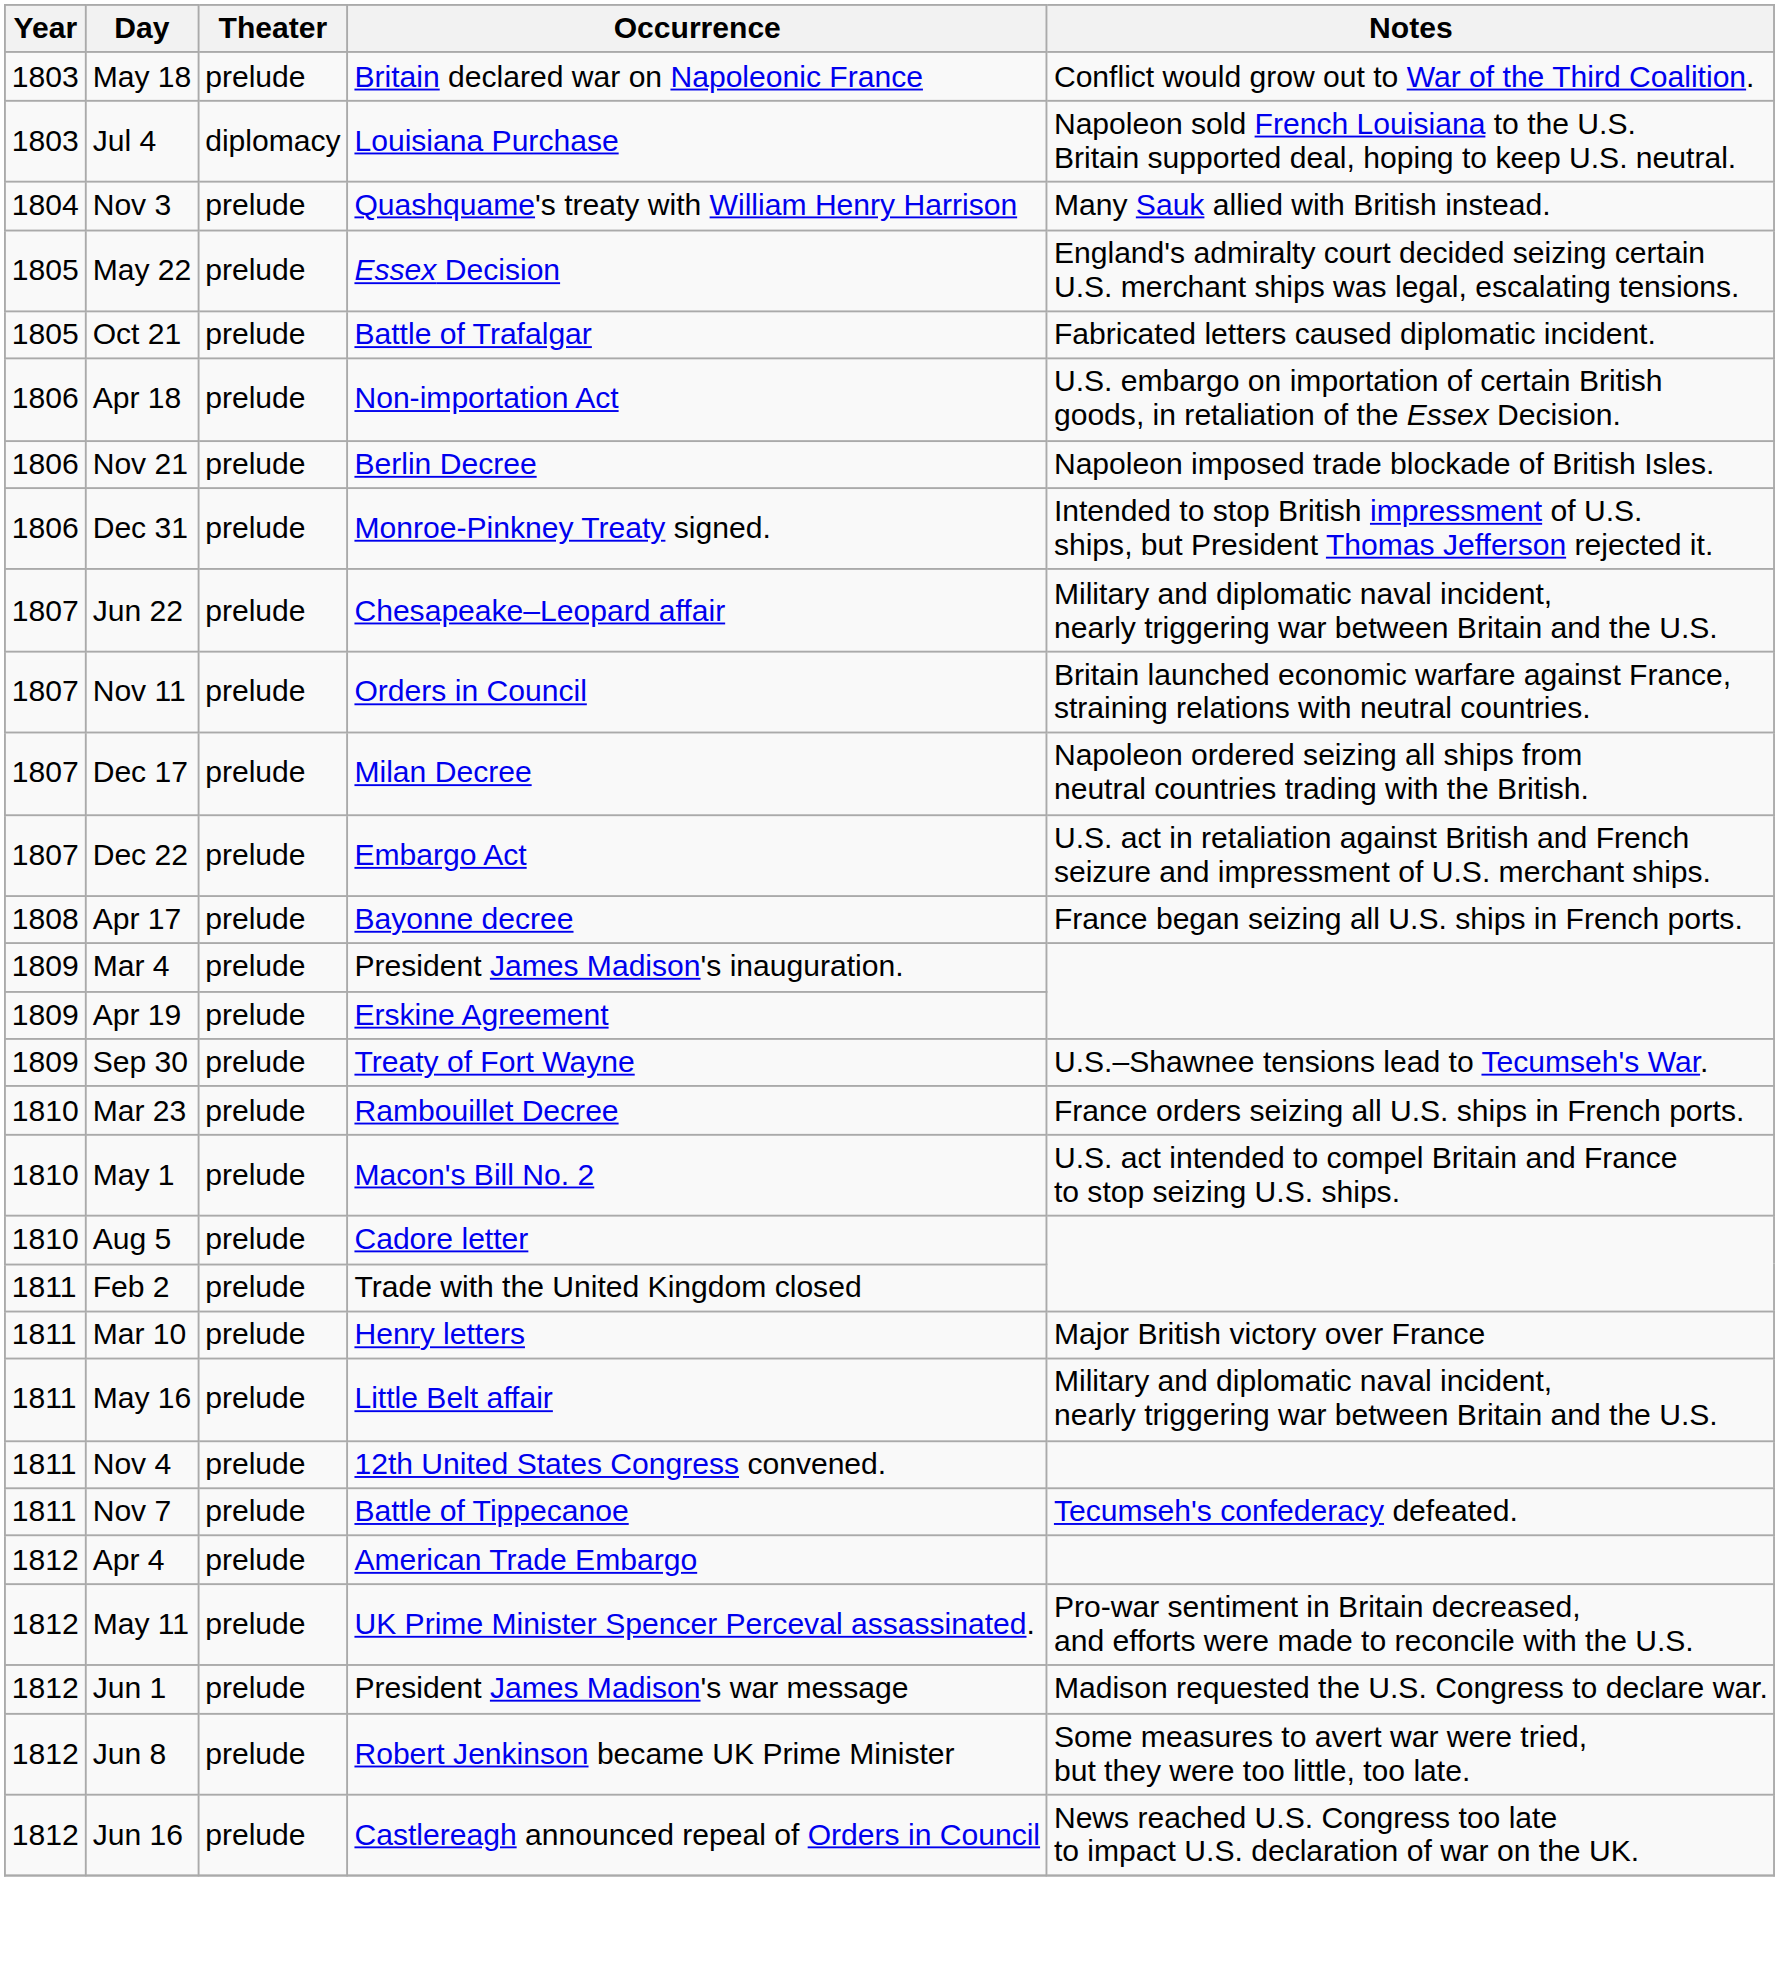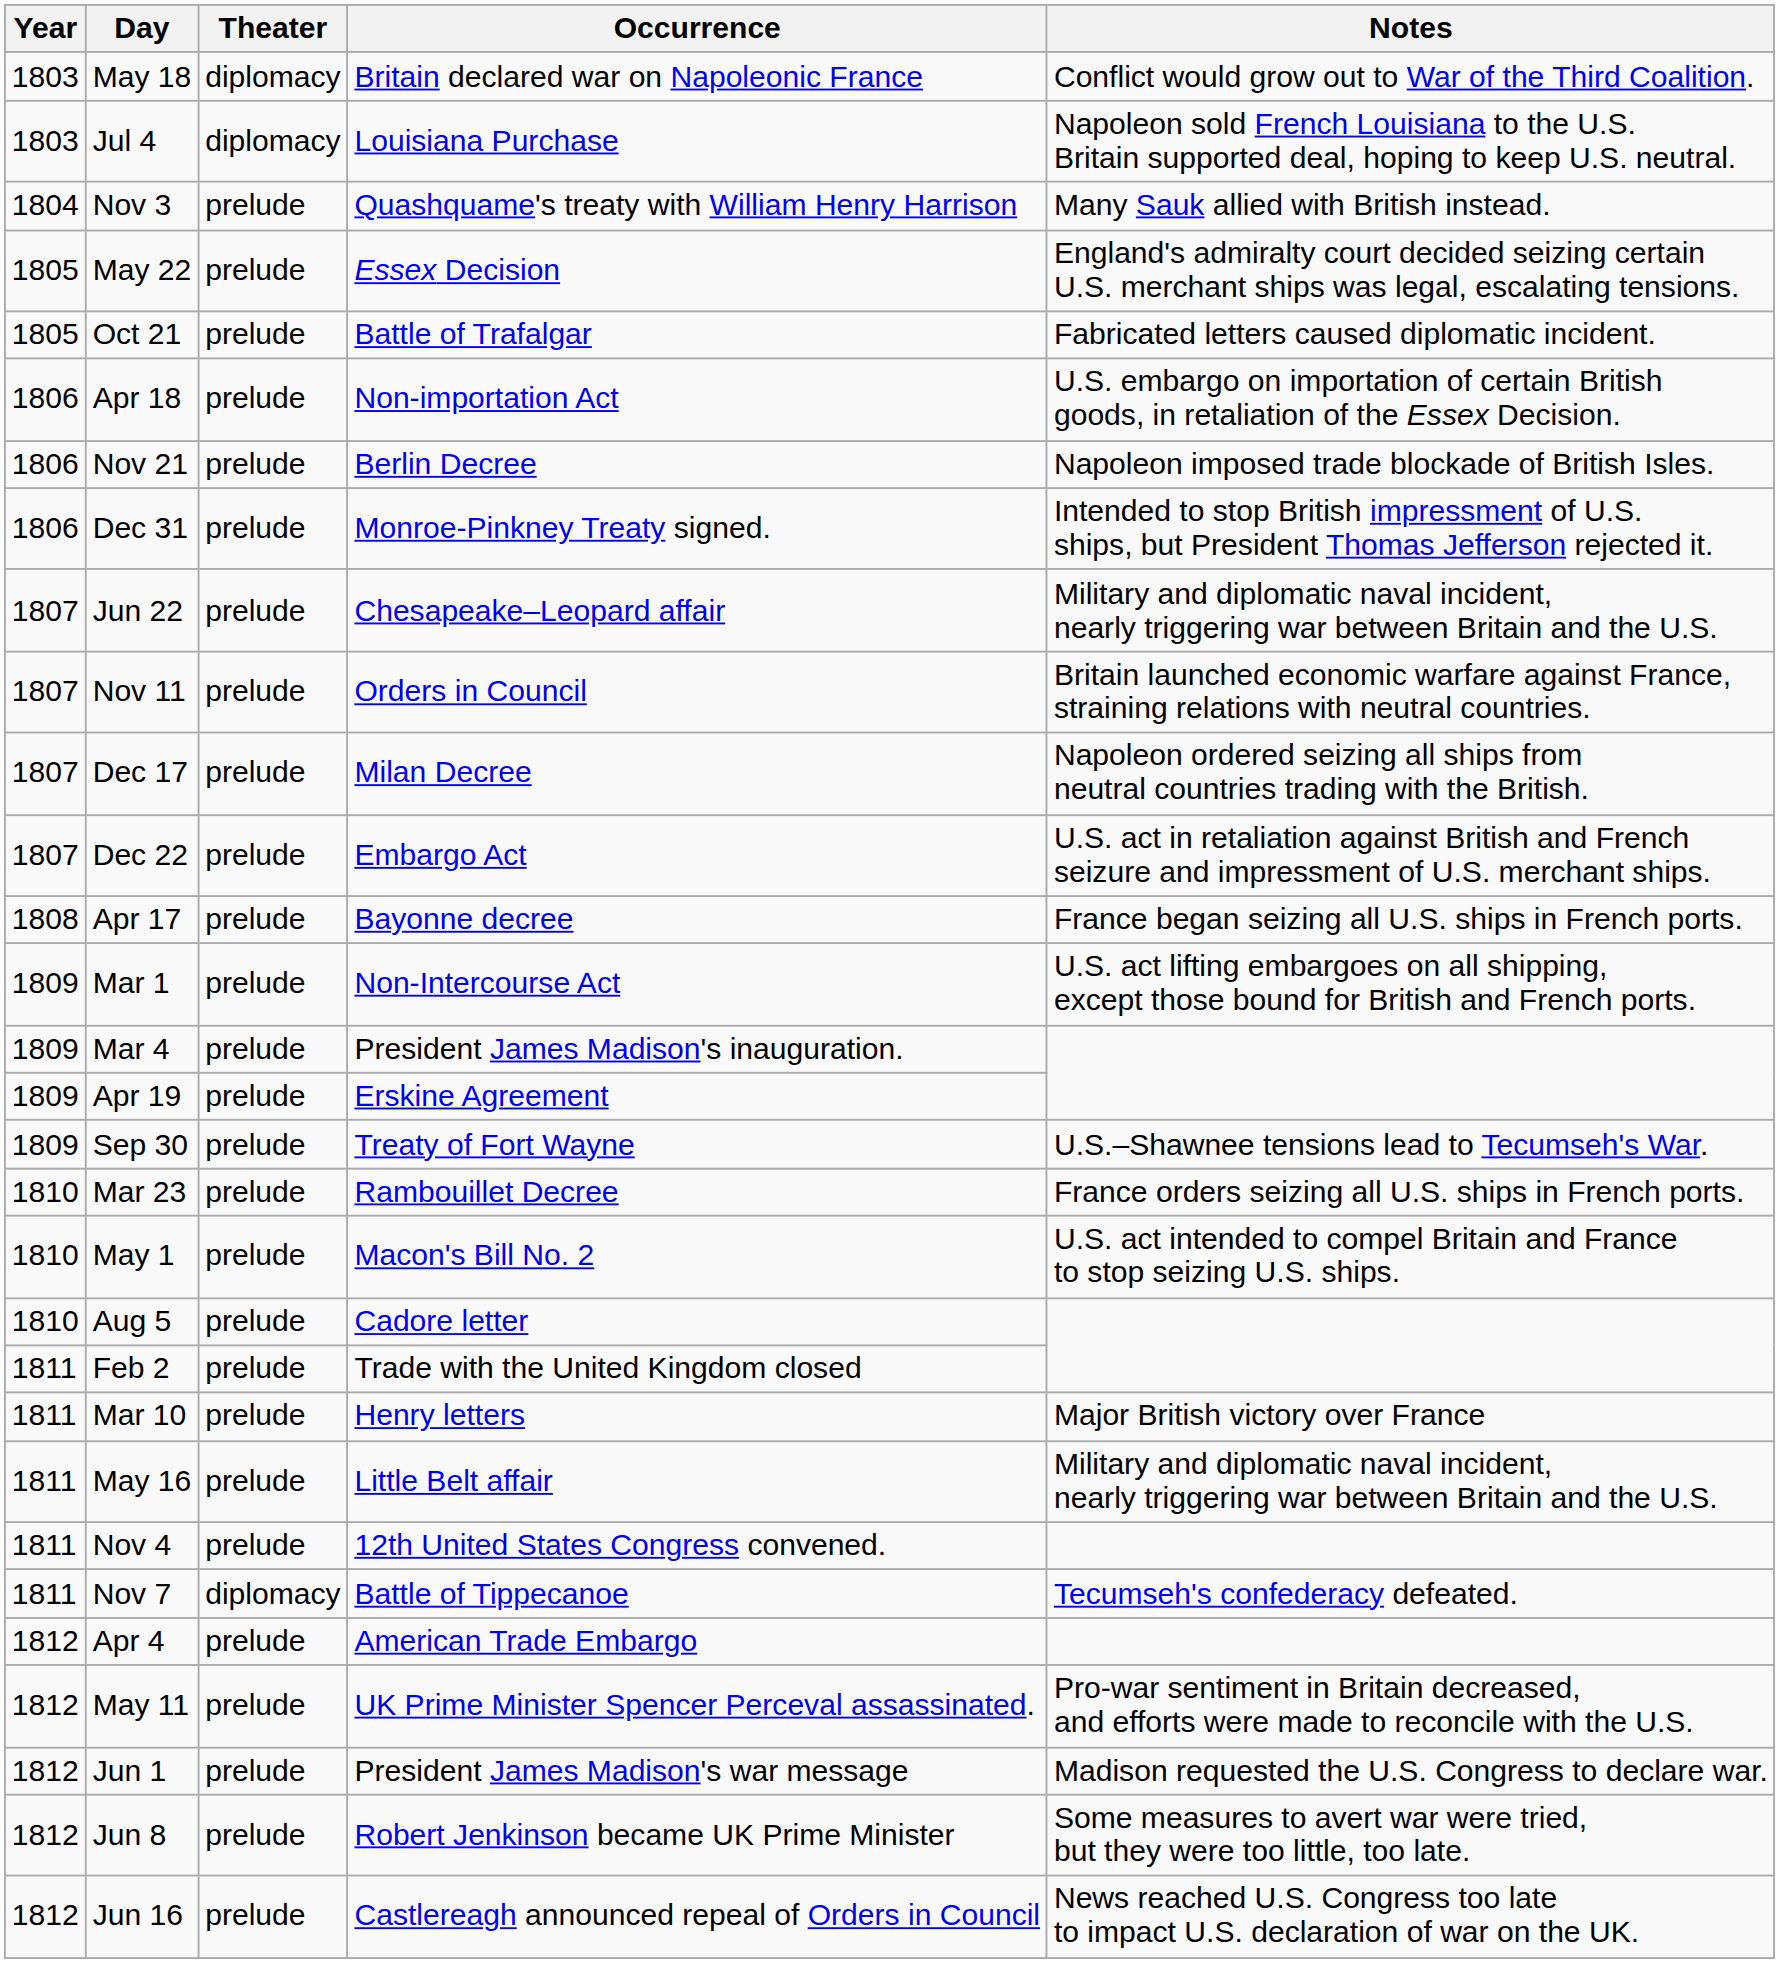(255, 76) prelude -> (273, 76) diplomacy
+ row: (131, 983)
(255, 1511) prelude -> (273, 1593) diplomacy
